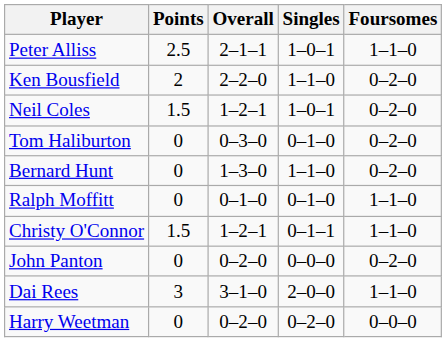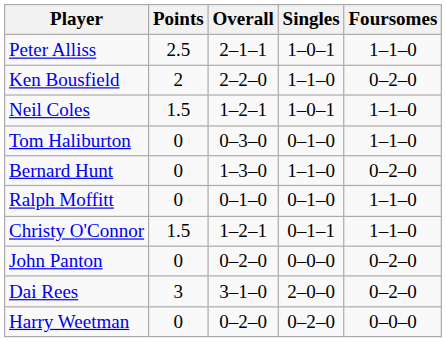(393, 110) 0–2–0 -> (393, 110) 1–1–0
(393, 140) 0–2–0 -> (393, 140) 1–1–0
(393, 291) 1–1–0 -> (393, 291) 0–2–0
